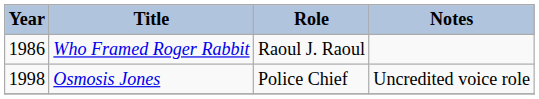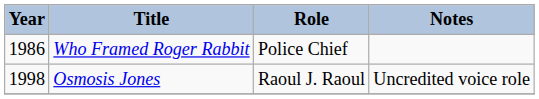(311, 49) Raoul J. Raoul -> (303, 49) Police Chief
(303, 79) Police Chief -> (311, 79) Raoul J. Raoul
